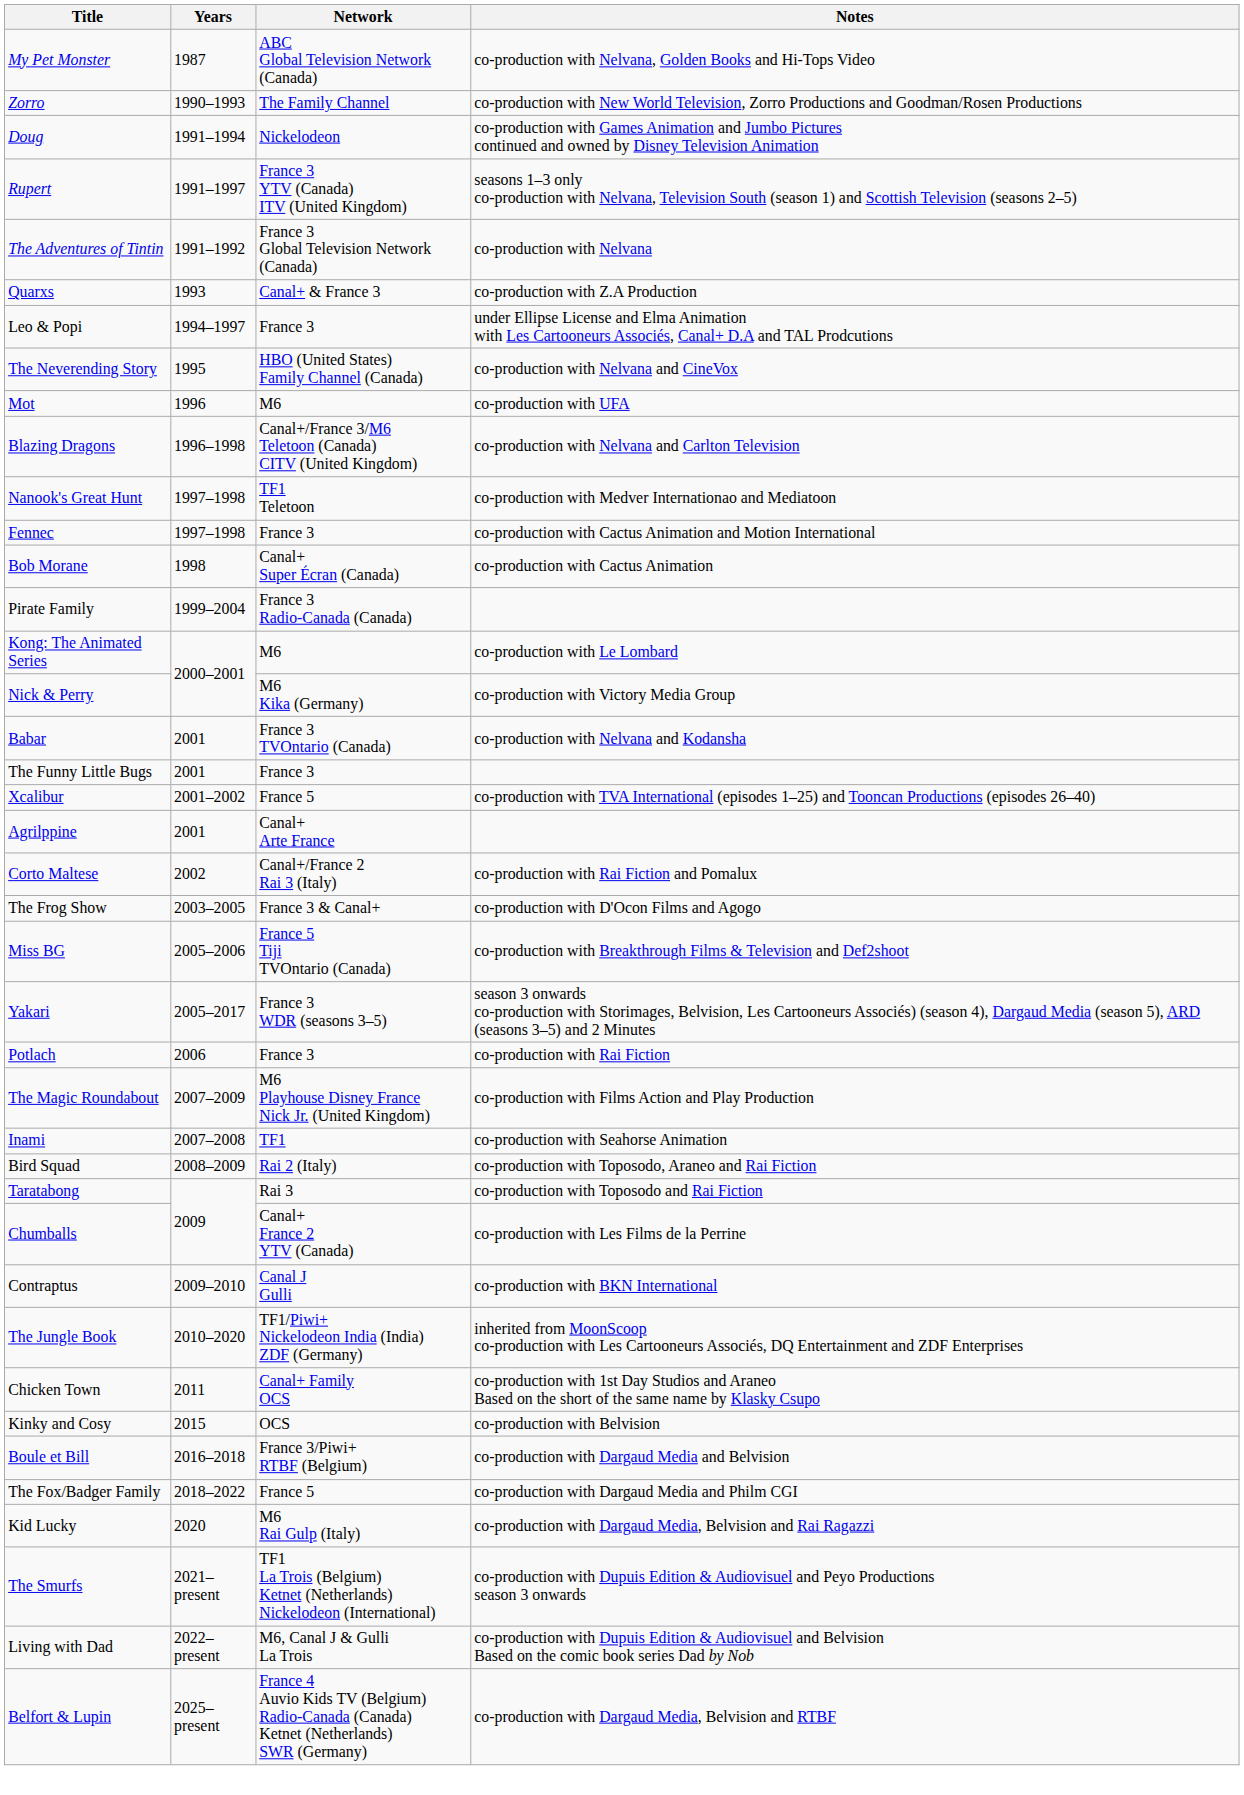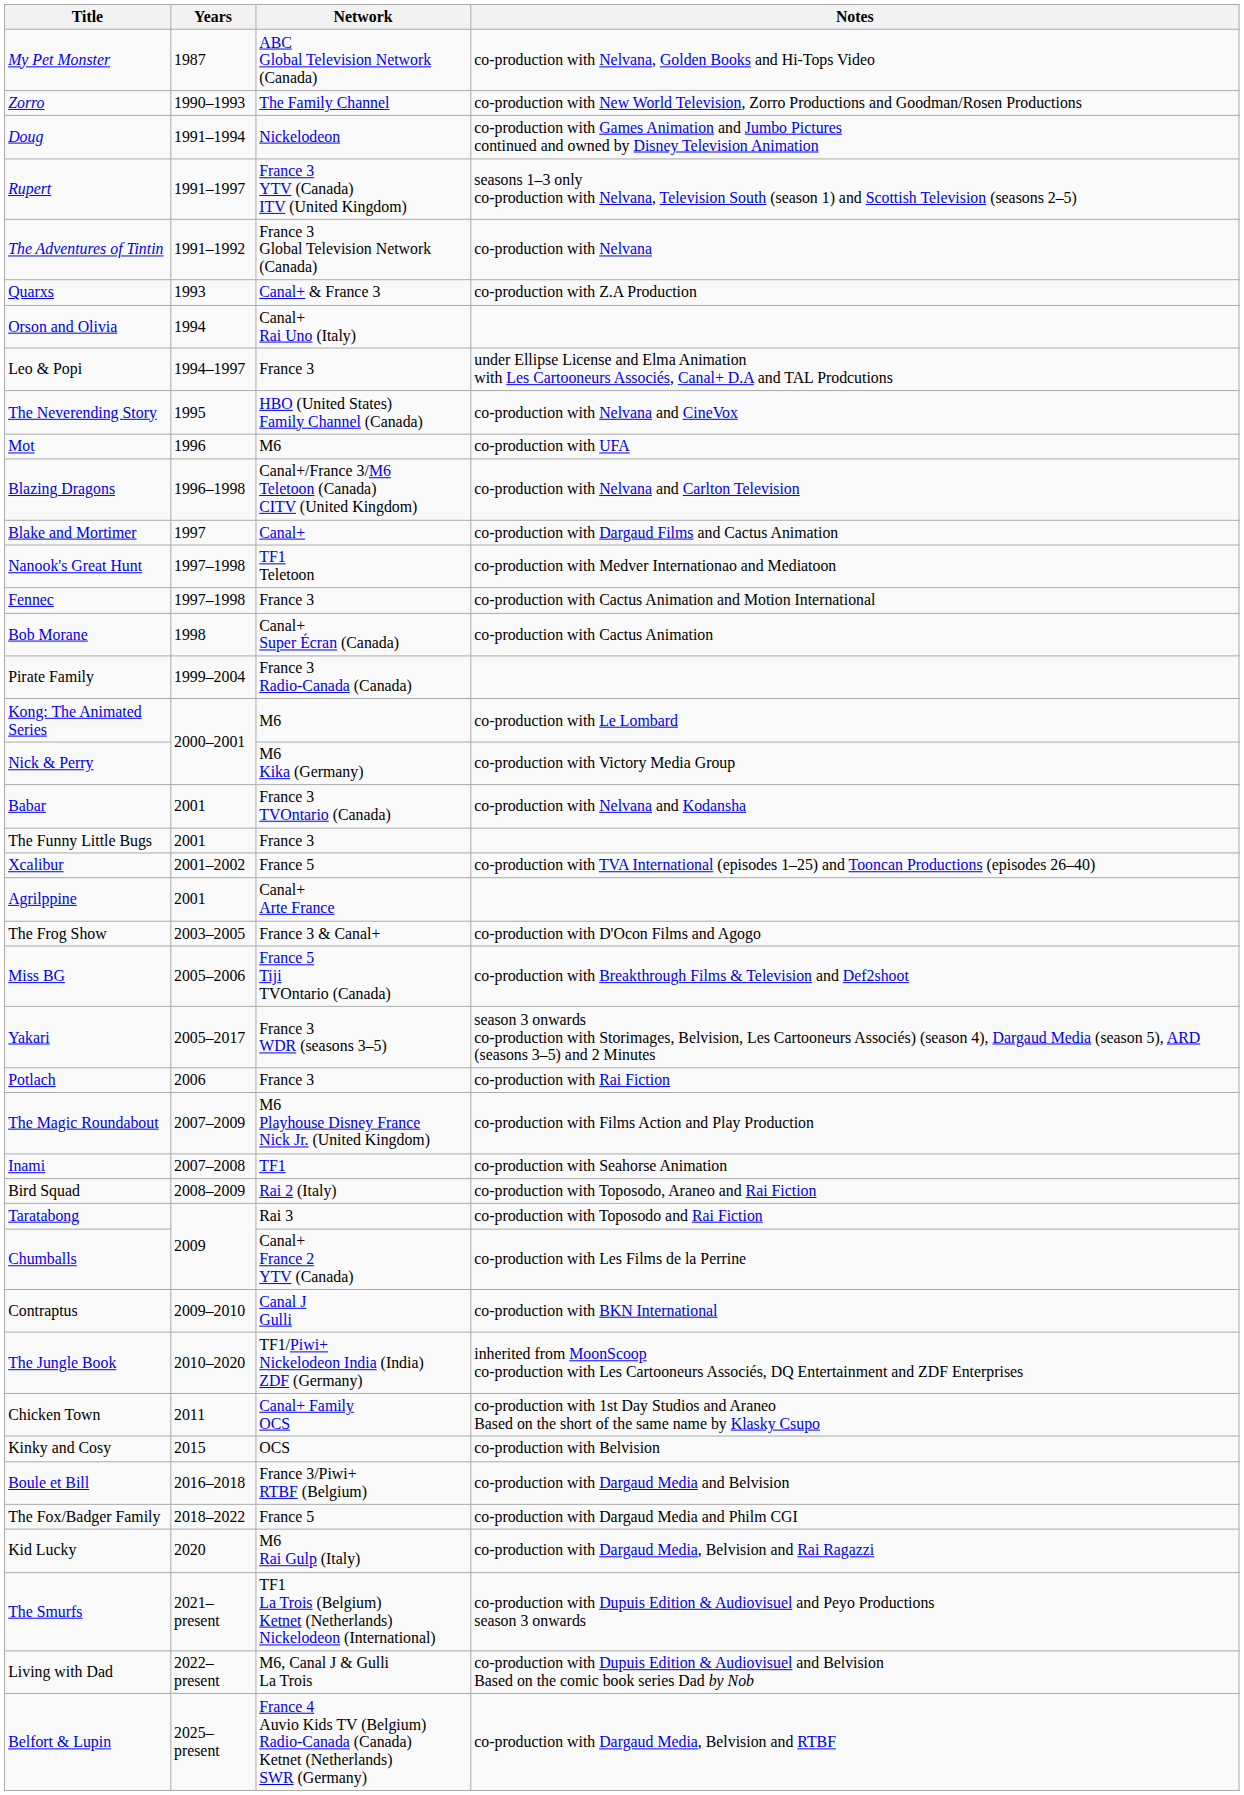+ row: (63, 326)
+ row: (72, 532)
- row: (53, 874)
